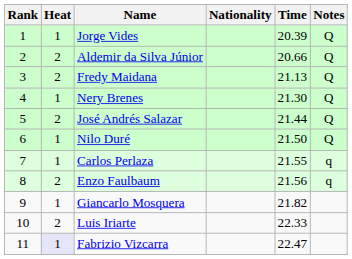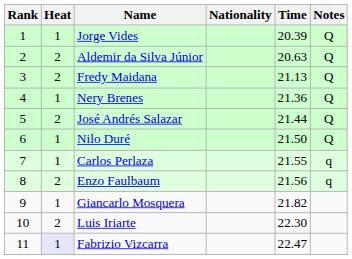(292, 56) 20.66 -> (292, 56) 20.63
(292, 98) 21.30 -> (292, 98) 21.36
(292, 222) 22.33 -> (292, 222) 22.30
